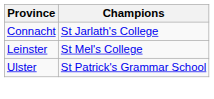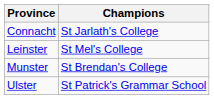+ row: (27, 67)
